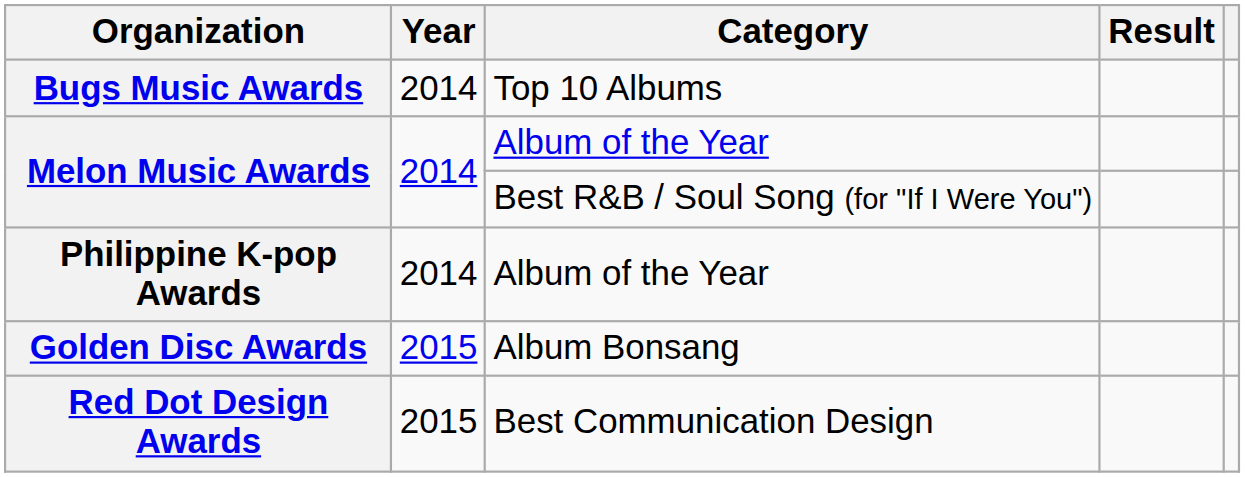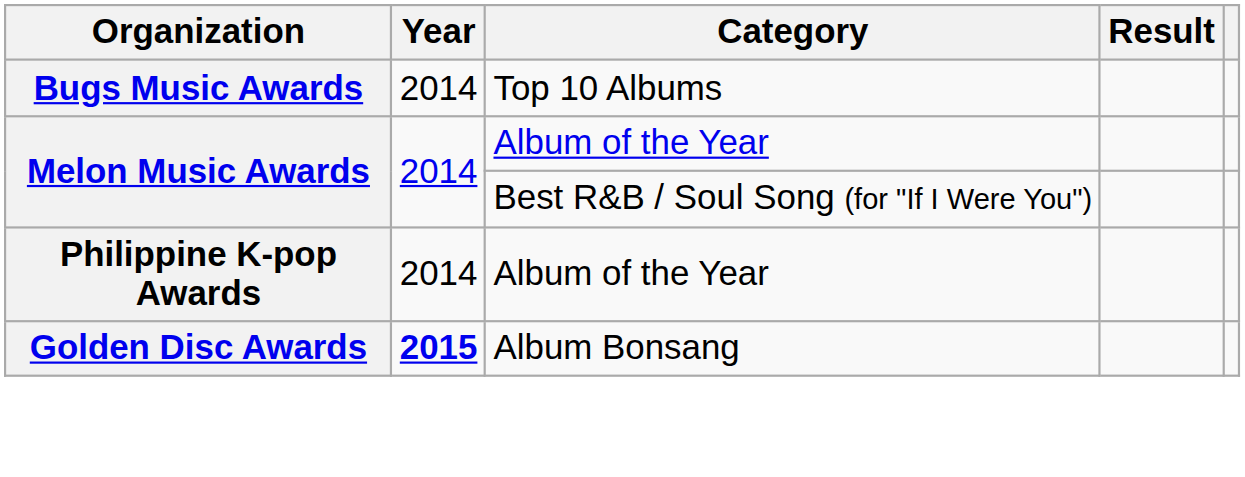(439, 347) normal -> (439, 347) bold
- row: (198, 422)
